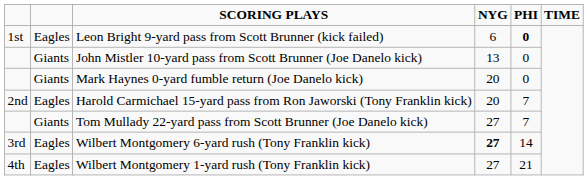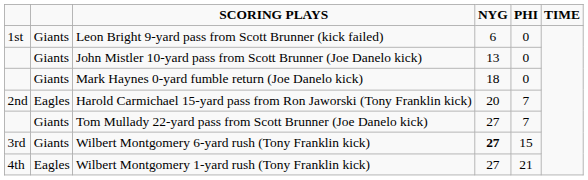(52, 36) Eagles -> (51, 36) Giants
(526, 36) bold -> (526, 36) normal
(493, 79) 20 -> (493, 79) 18
(52, 143) Eagles -> (51, 143) Giants
(526, 143) 14 -> (526, 143) 15
